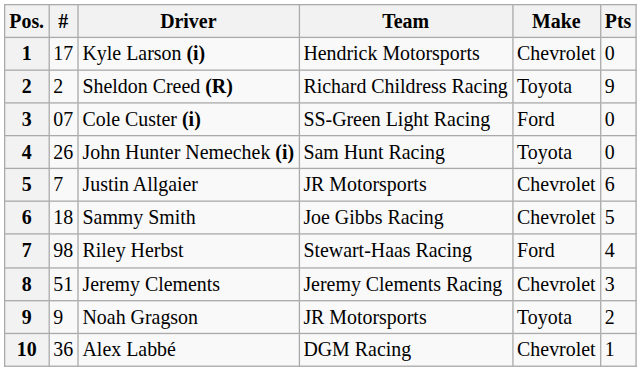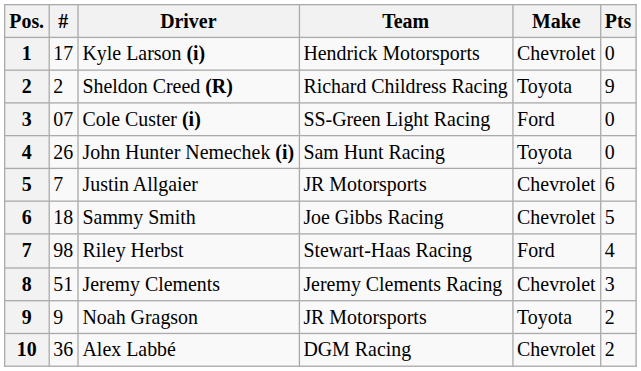(610, 349) 1 -> (610, 349) 2
